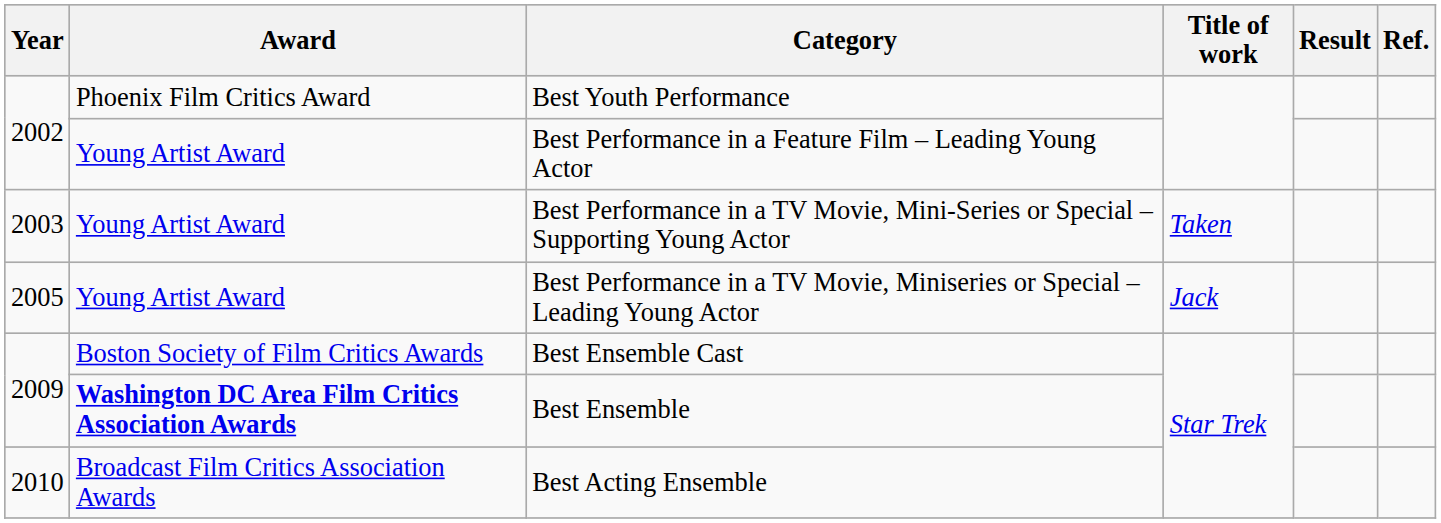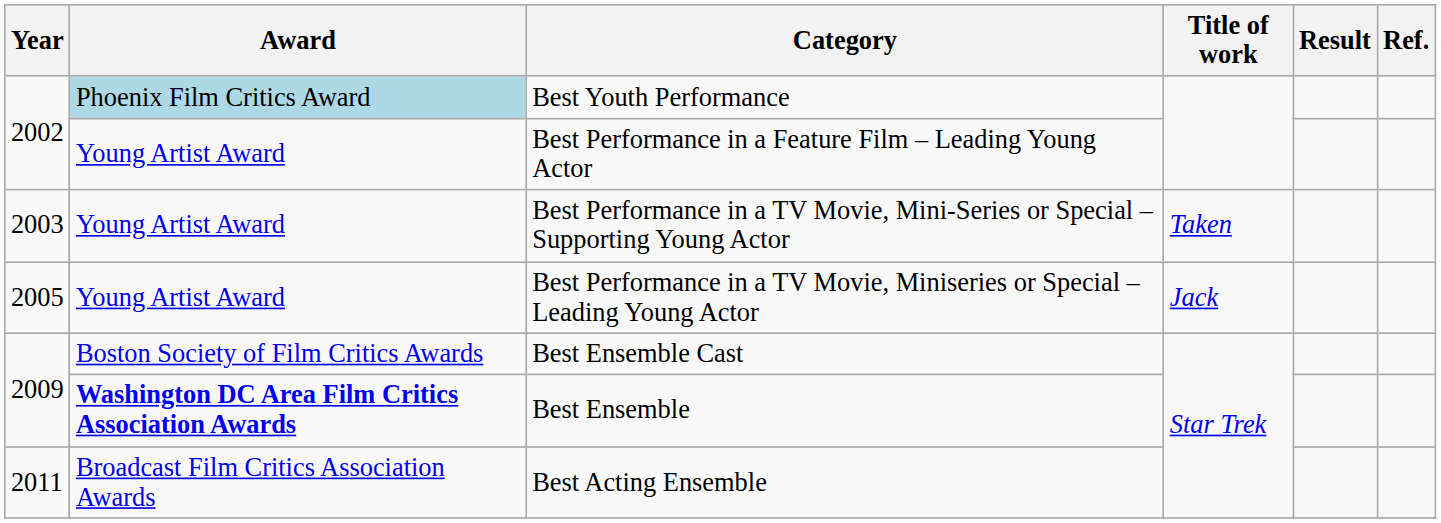(223, 97) no background -> (223, 97) lightblue background
(37, 481) 2010 -> (37, 481) 2011
